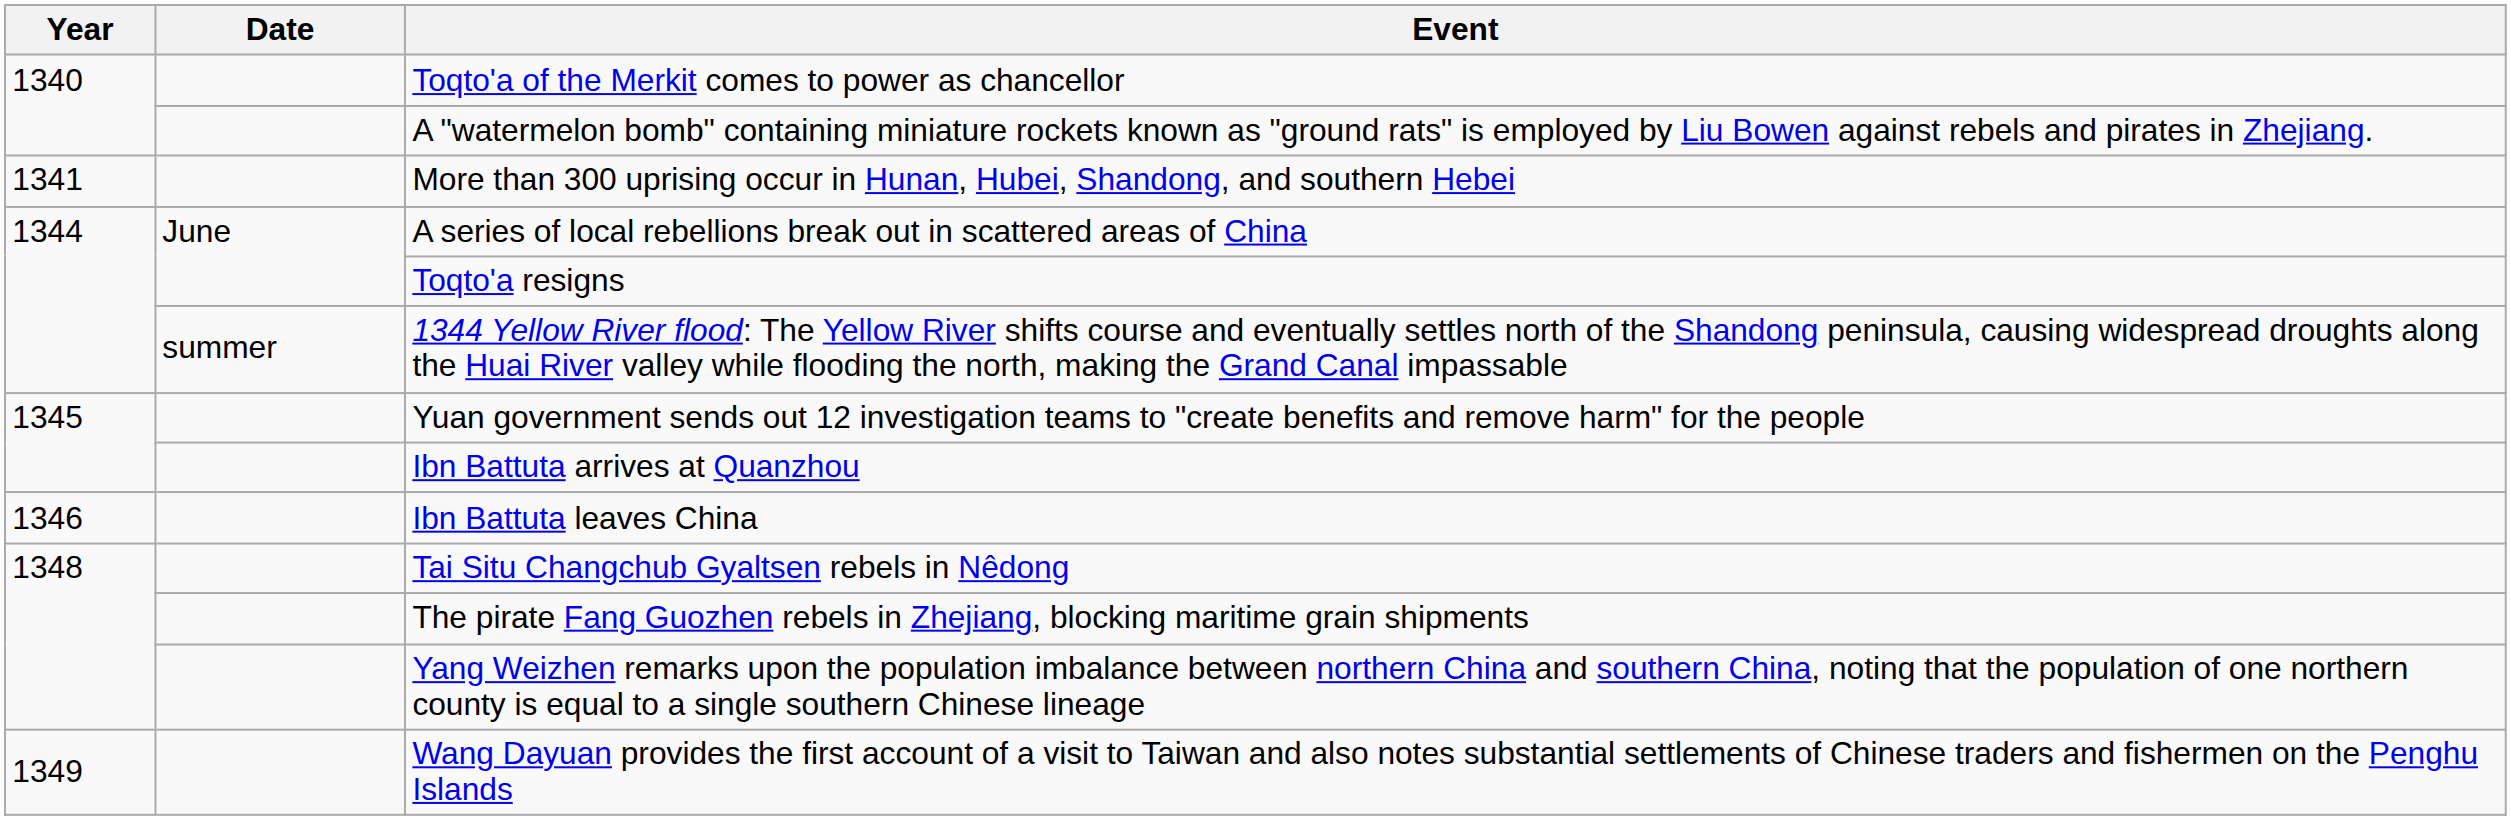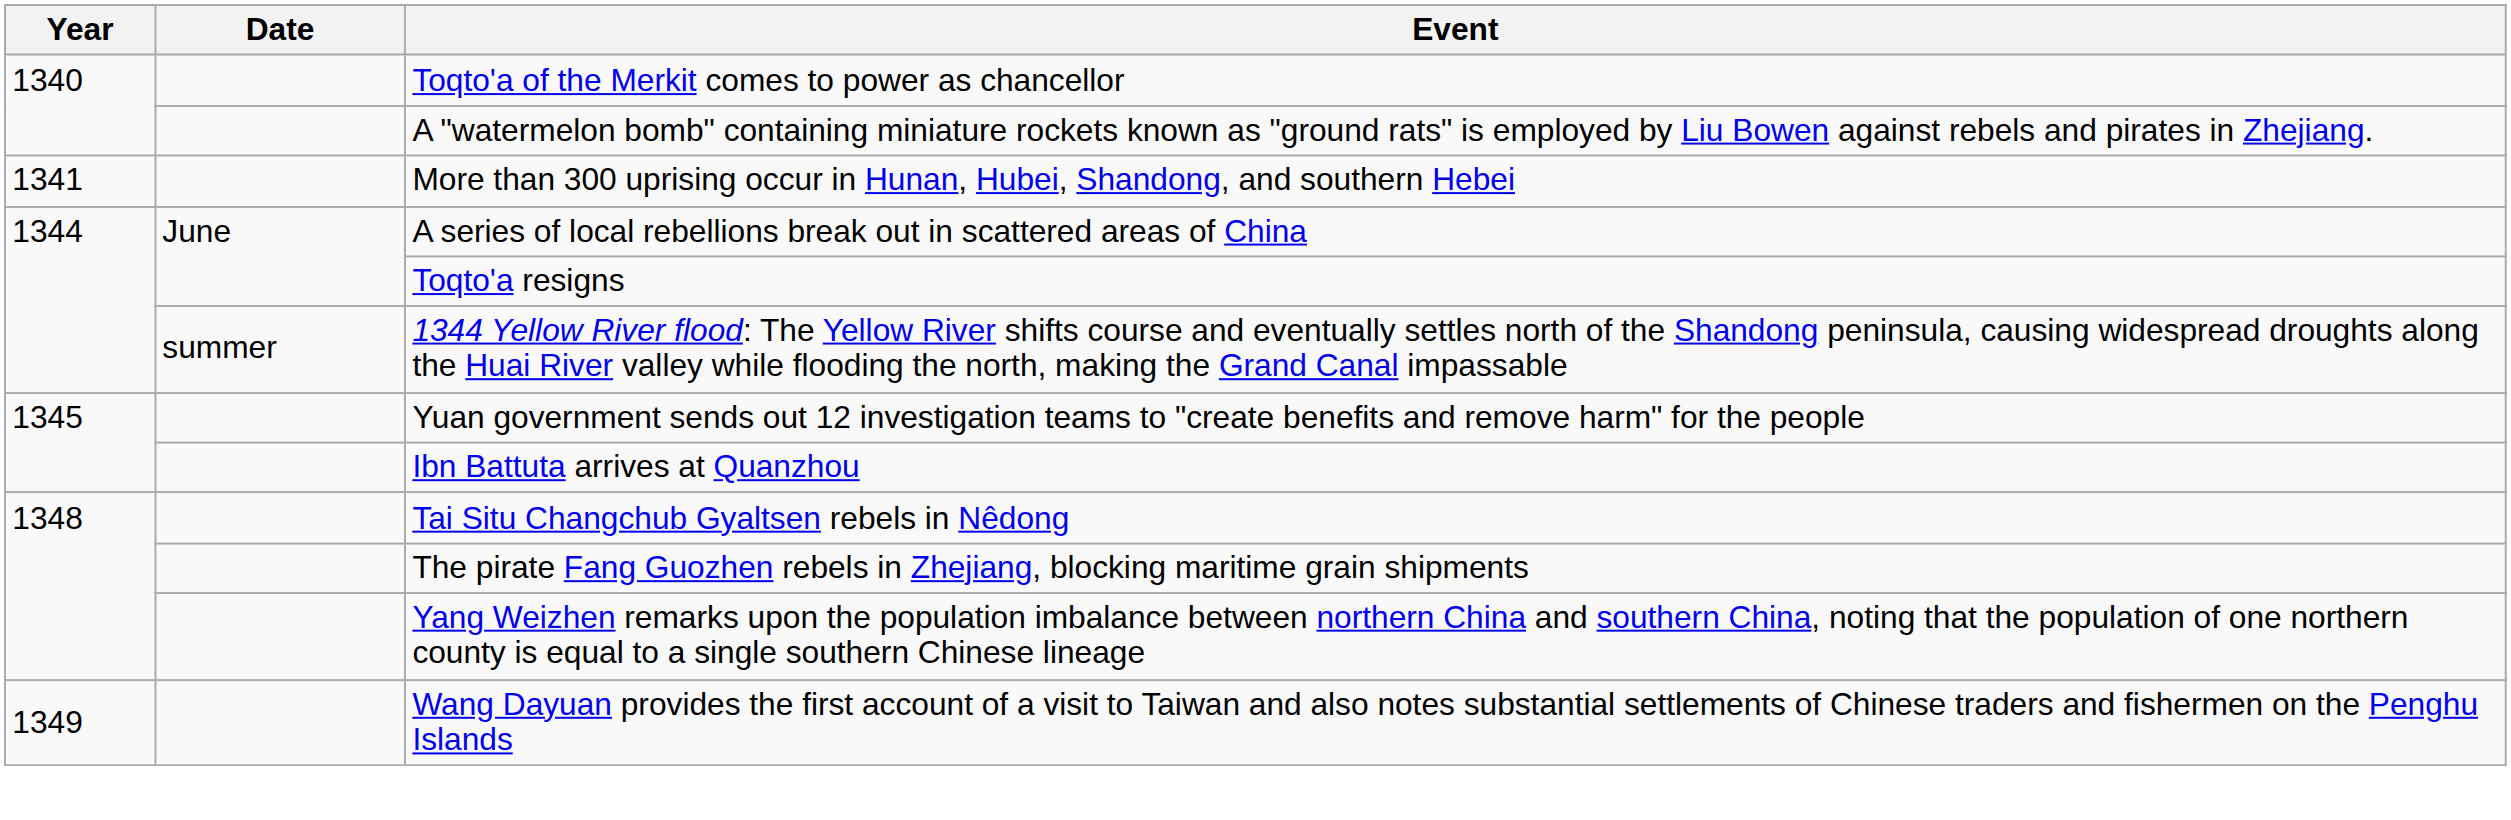- row: (585, 517)
